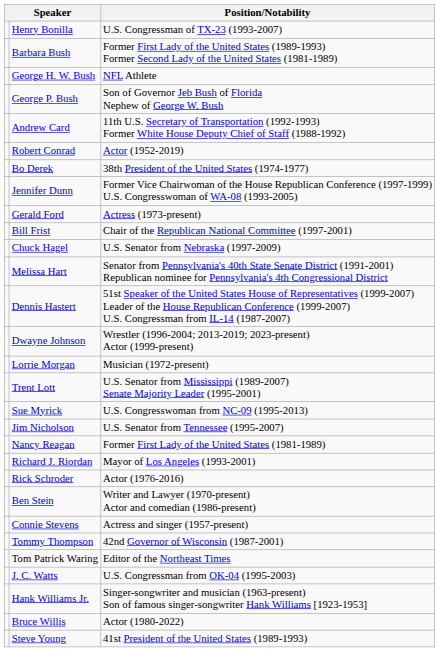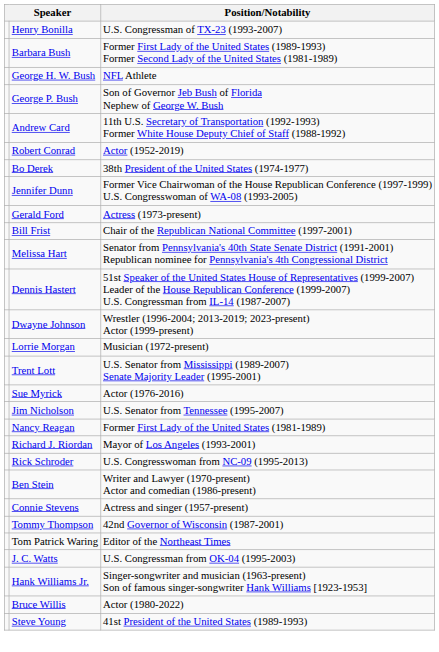- row: (40, 248)
(205, 410) U.S. Congresswoman from NC-09 (1995-2013) -> (143, 393) Actor (1976-2016)
(143, 478) Actor (1976-2016) -> (205, 461) U.S. Congresswoman from NC-09 (1995-2013)
